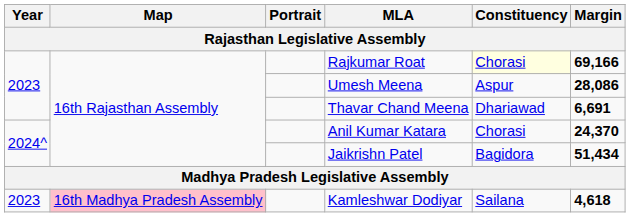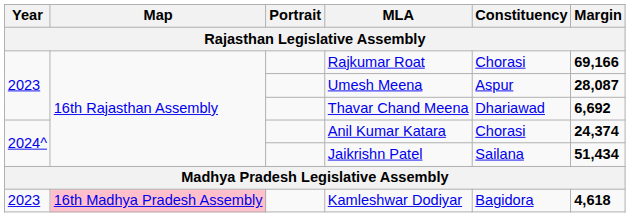(500, 62) lightyellow background -> (500, 62) no background
(597, 85) 28,086 -> (597, 85) 28,087
(592, 108) 6,691 -> (592, 108) 6,692
(597, 131) 24,370 -> (597, 131) 24,374
(504, 154) Bagidora -> (500, 154) Sailana
(500, 200) Sailana -> (504, 200) Bagidora
